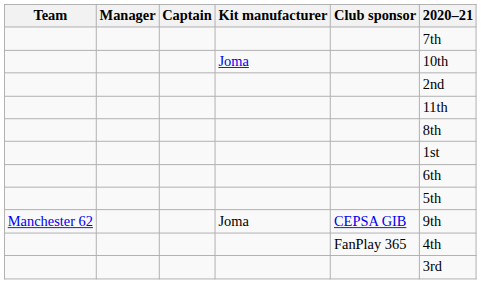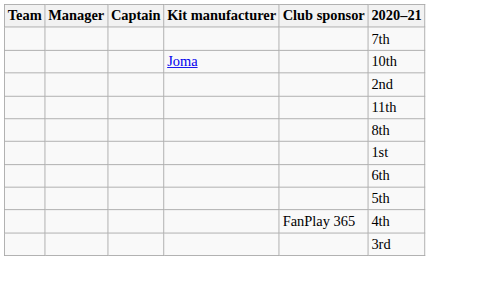- row: (50, 221)
